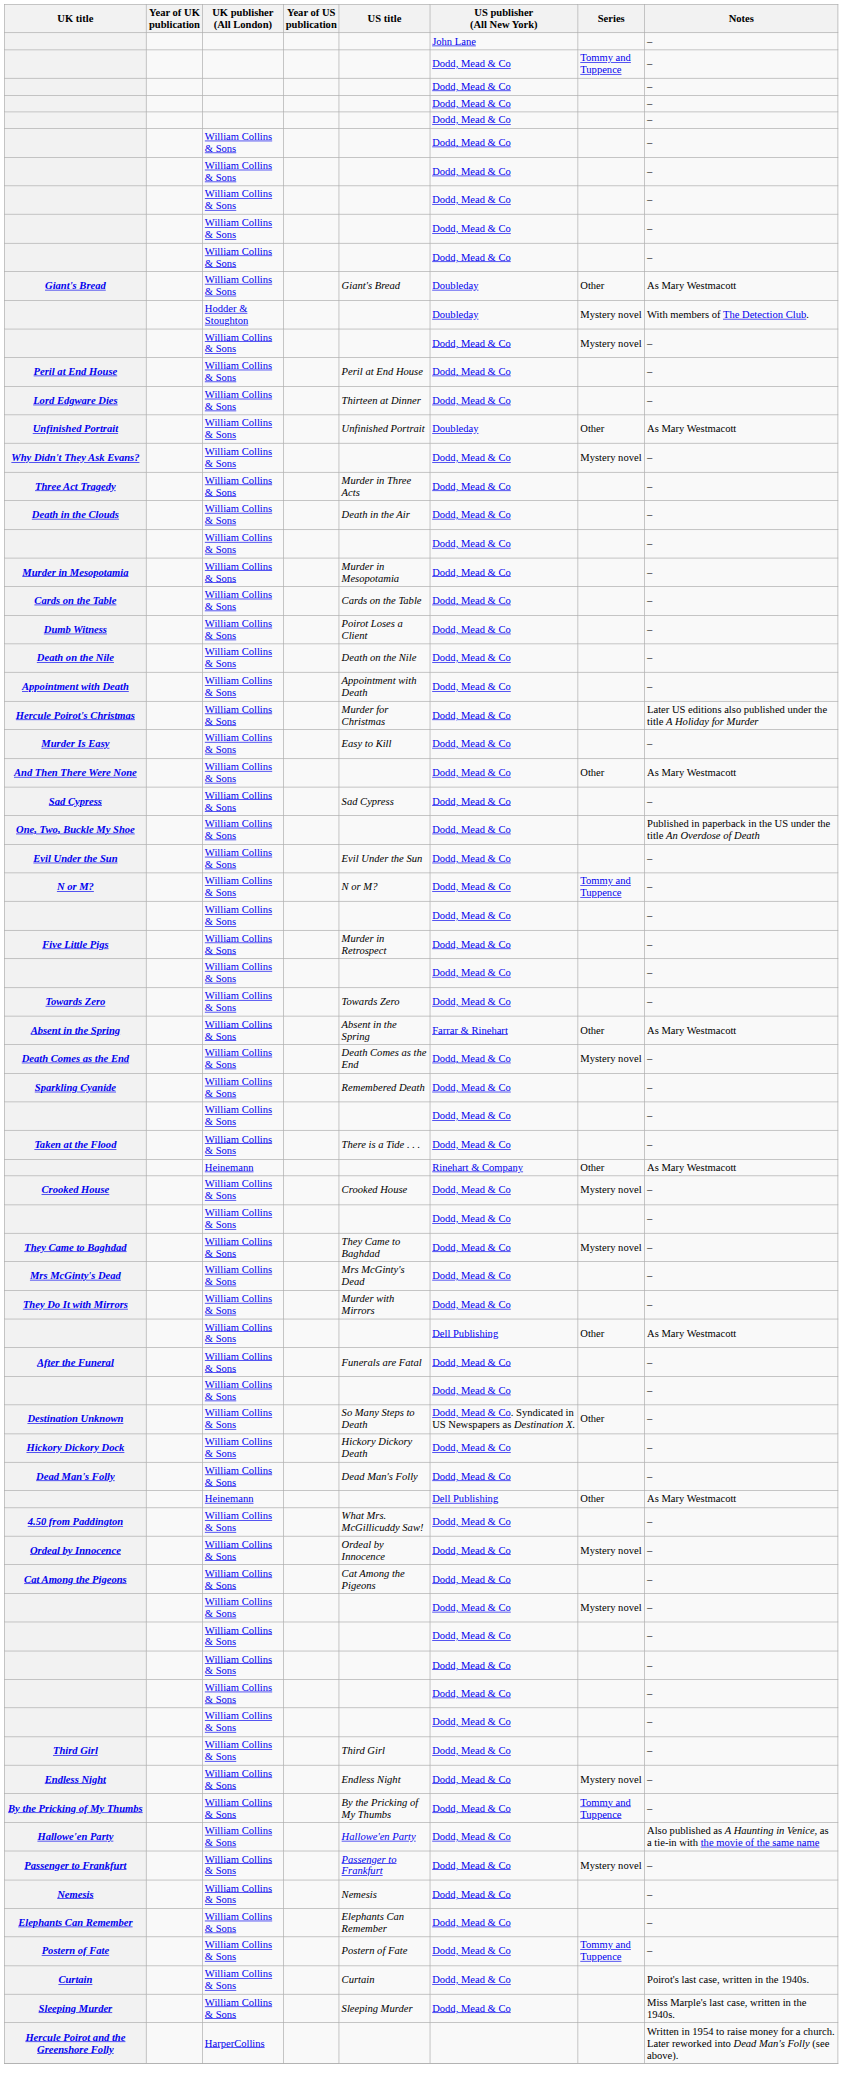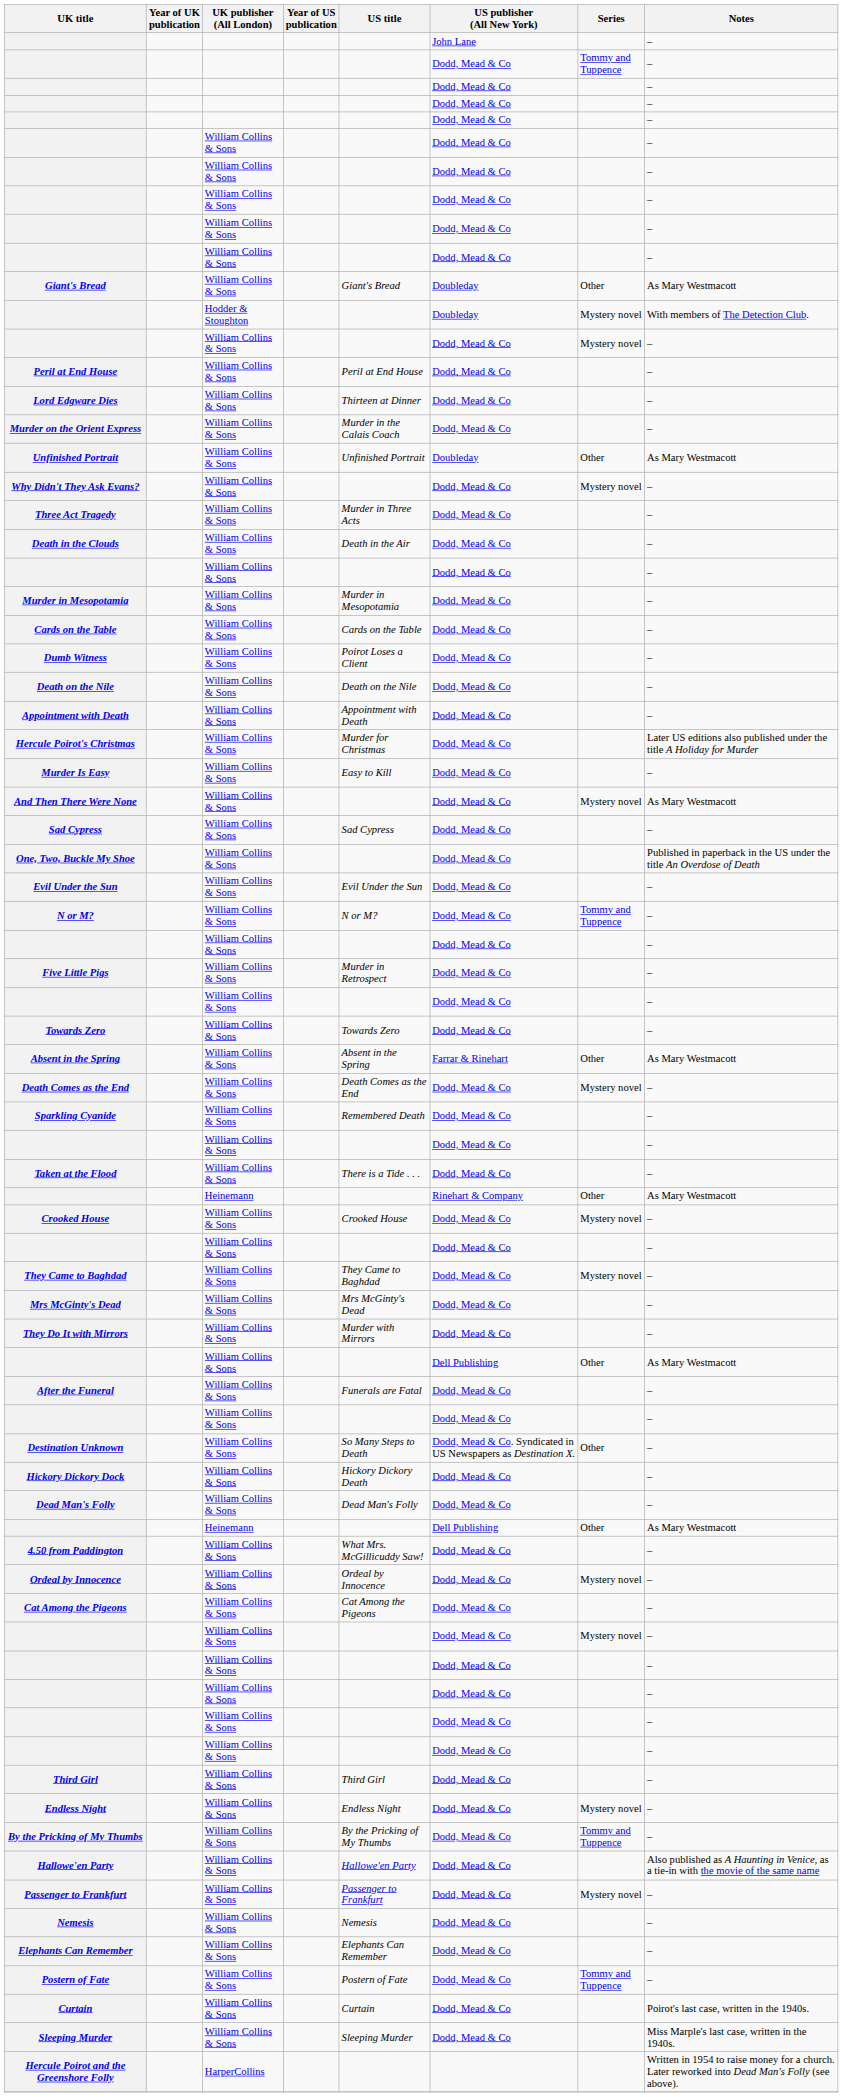+ row: (75, 429)
(592, 772) Other -> (611, 801) Mystery novel
